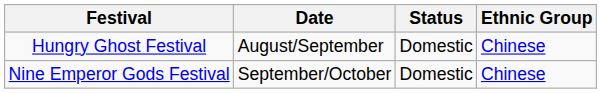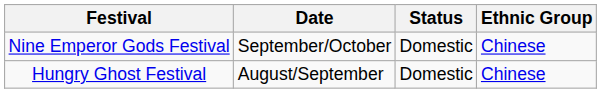rows swapped: (119, 46) <-> (119, 74)
